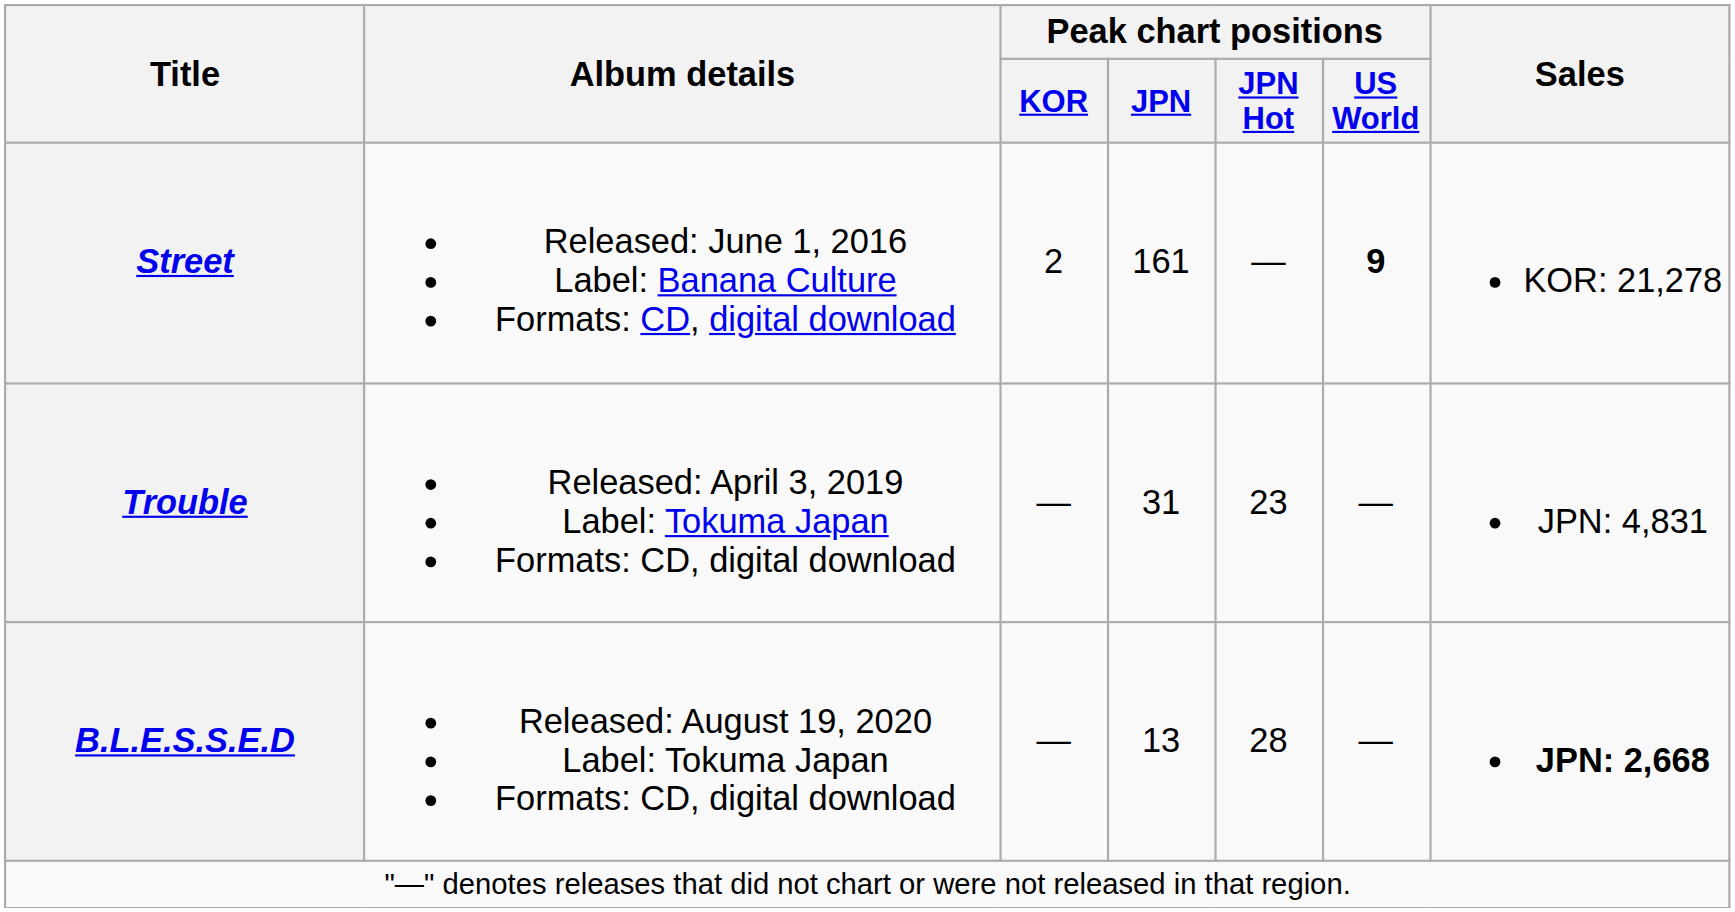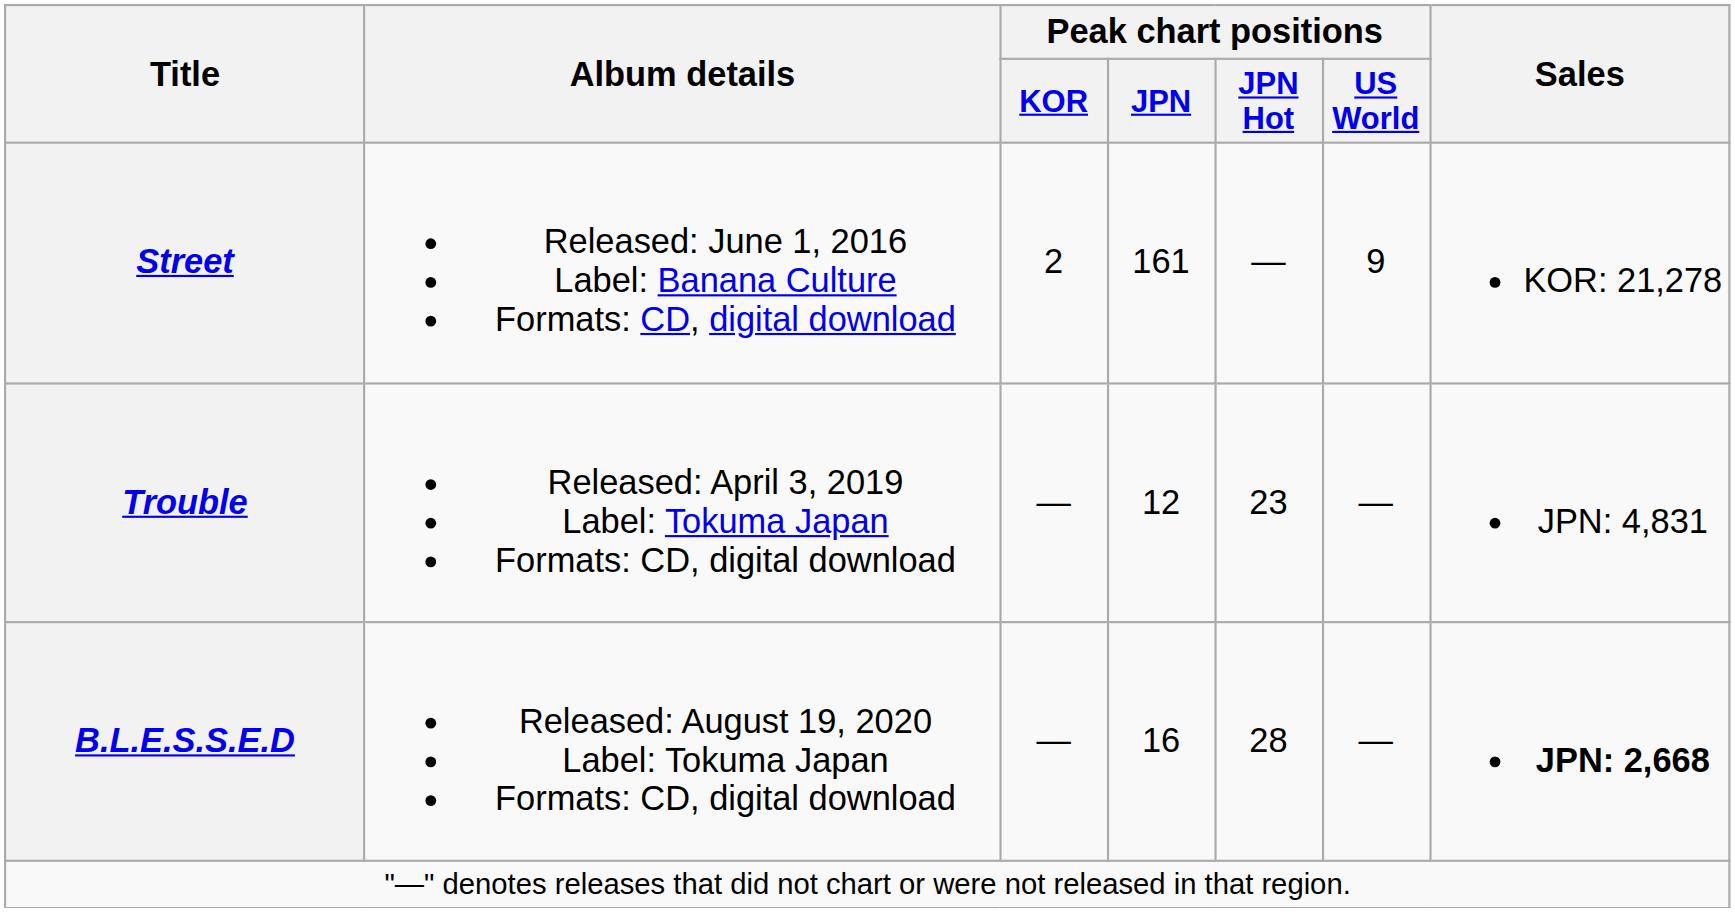(1376, 262) bold -> (1376, 262) normal
(1161, 501) 31 -> (1161, 501) 12
(1161, 741) 13 -> (1161, 741) 16
